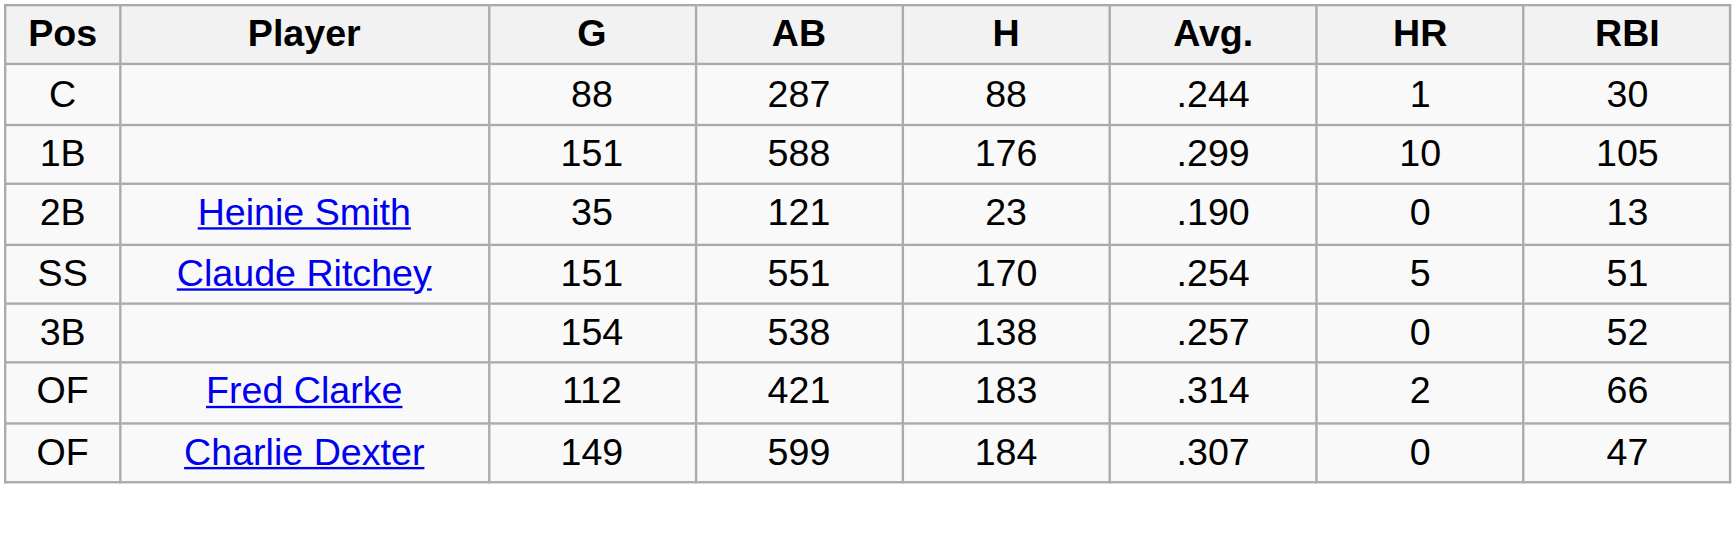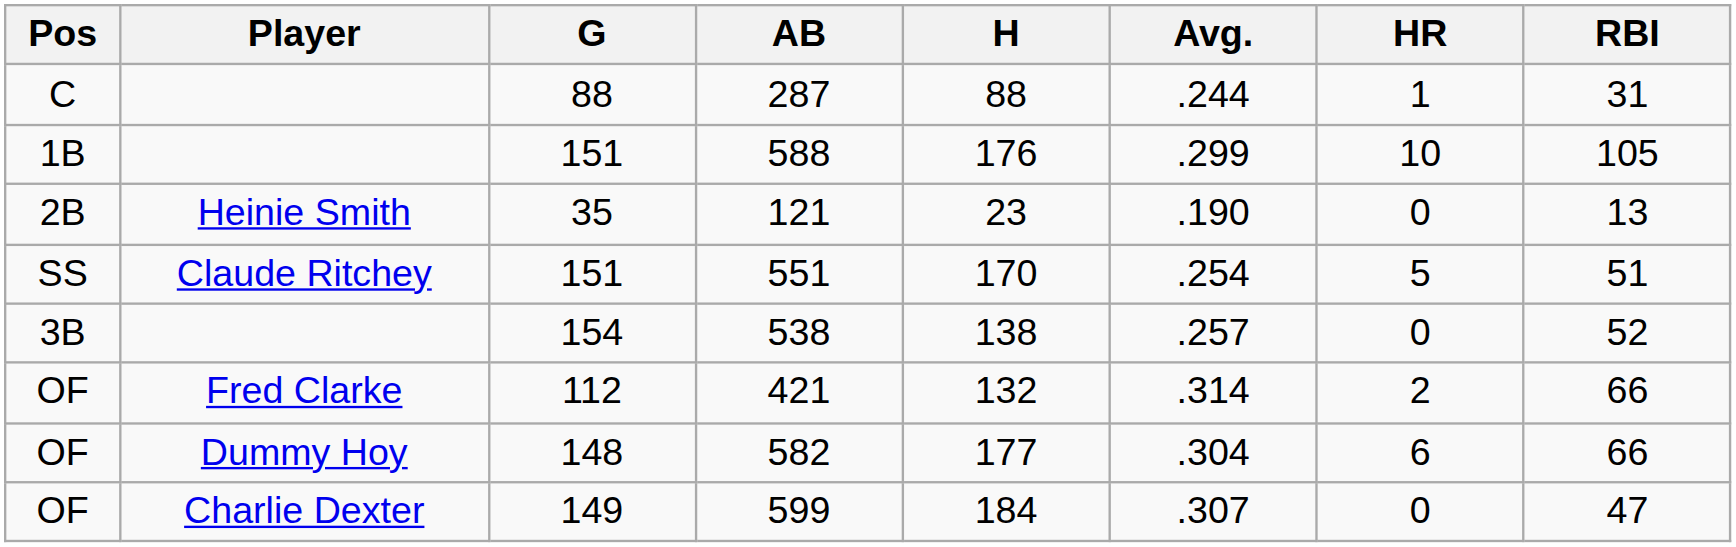(1627, 93) 30 -> (1627, 93) 31
(1006, 392) 183 -> (1006, 392) 132
+ row: (799, 451)
